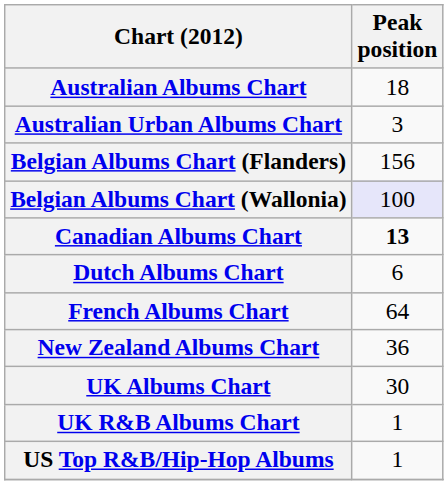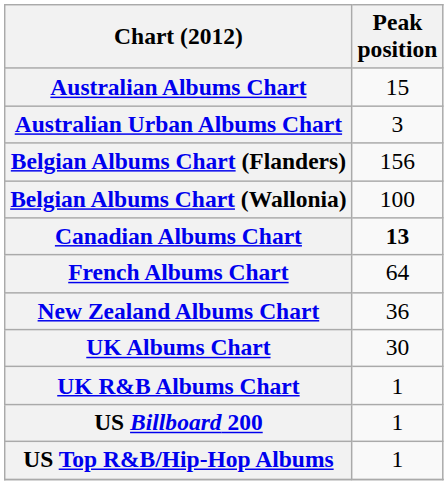(397, 86) 18 -> (397, 86) 15
(397, 198) lavender background -> (397, 198) no background
- row: (178, 273)
+ row: (178, 422)
